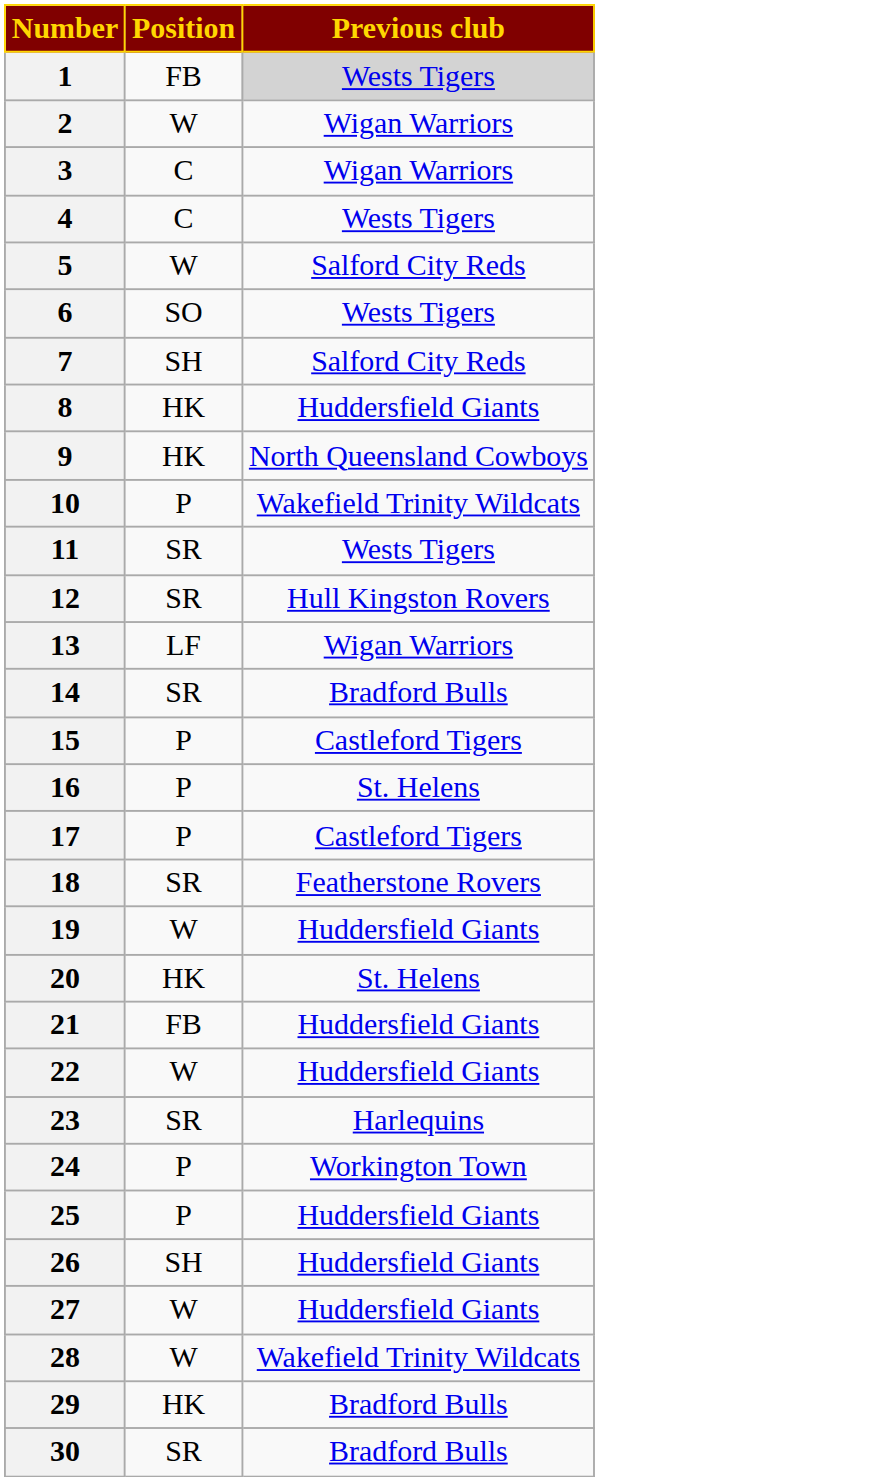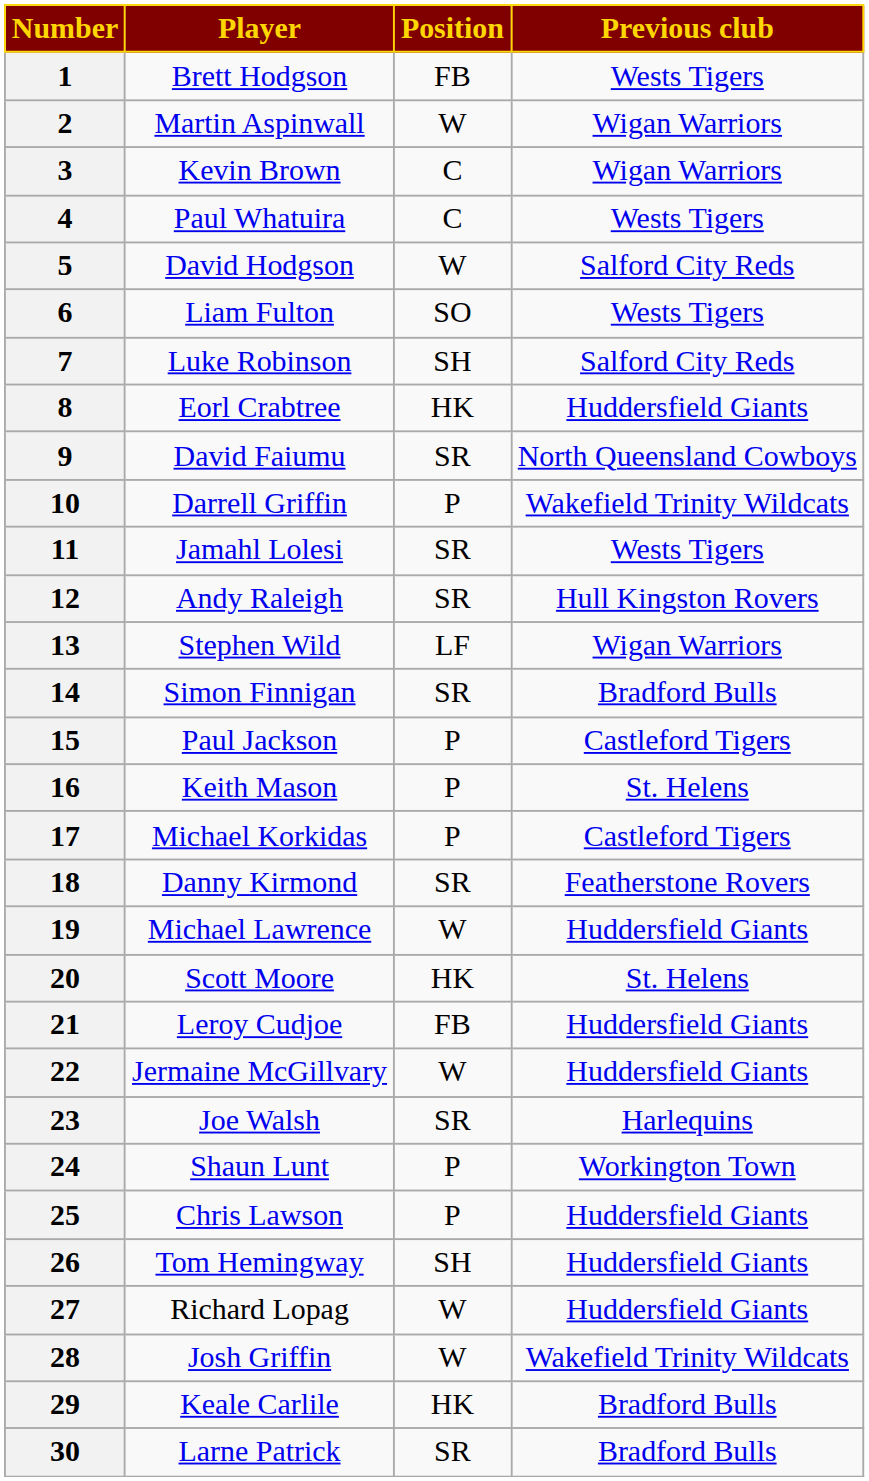+ column: (260, 28)
(418, 75) lightgrey background -> (687, 75) no background
(184, 455) HK -> (452, 455) SR
